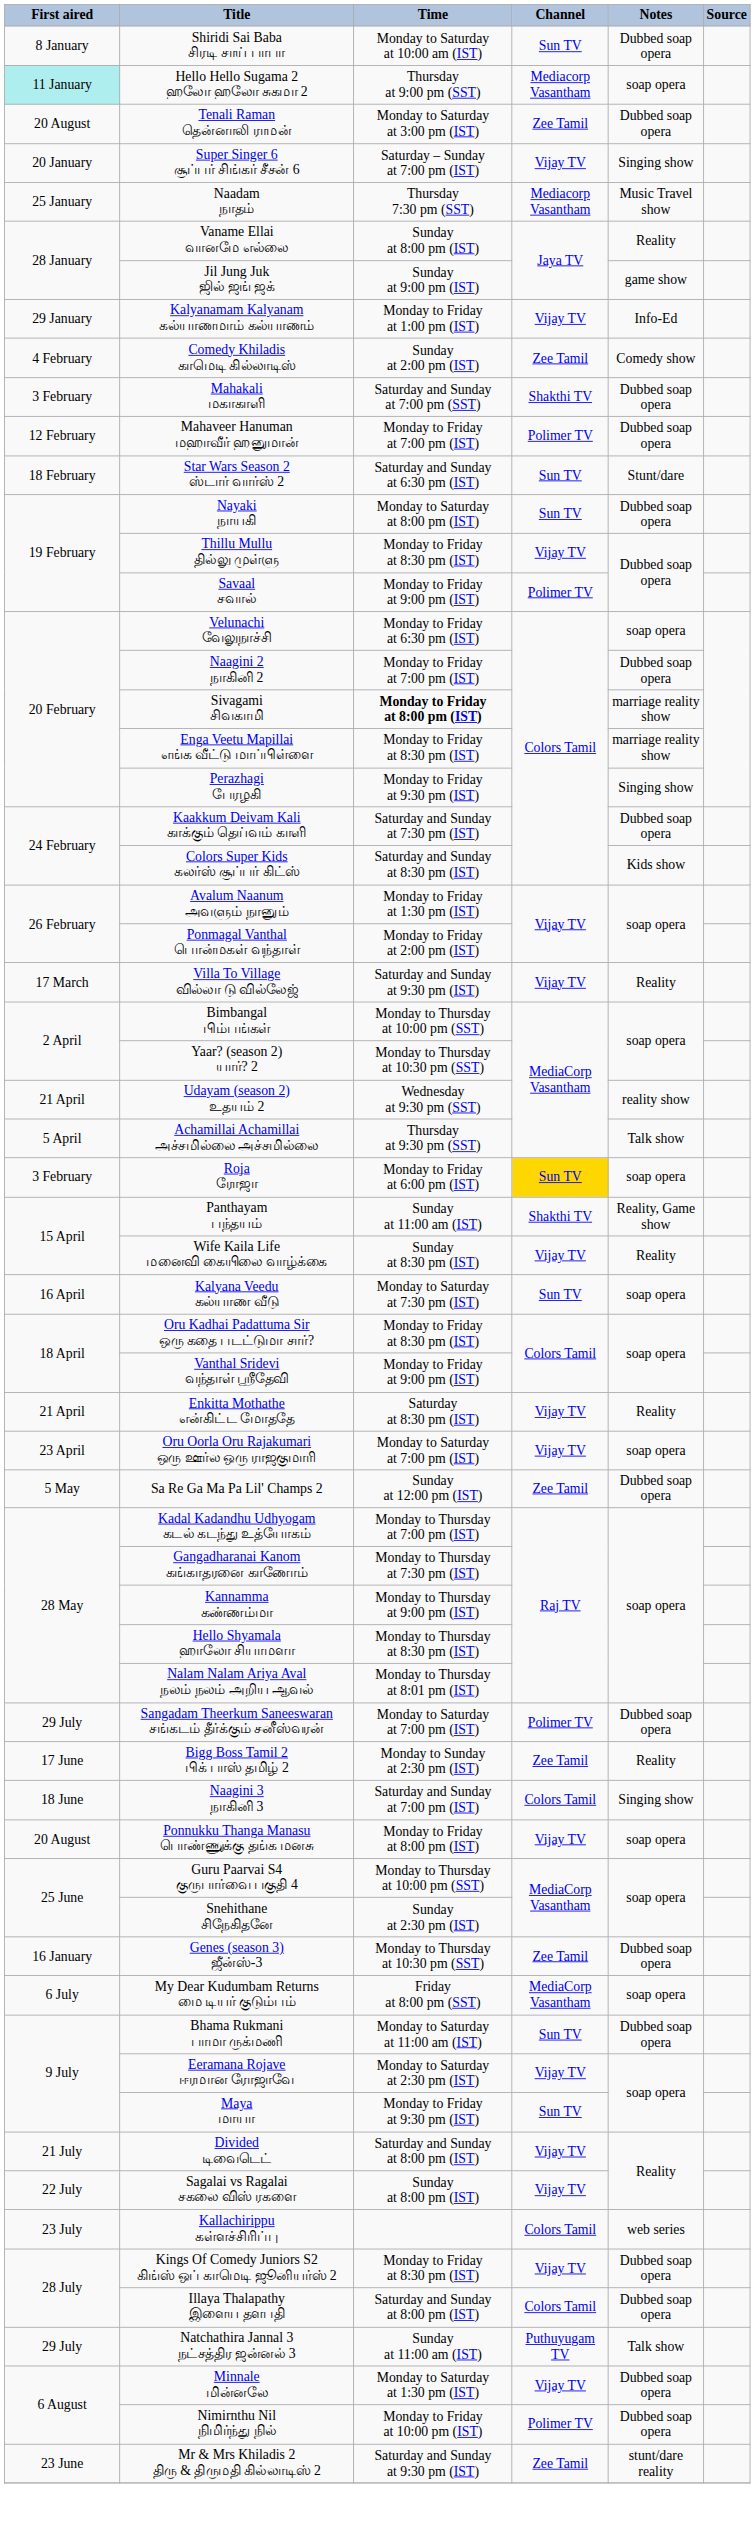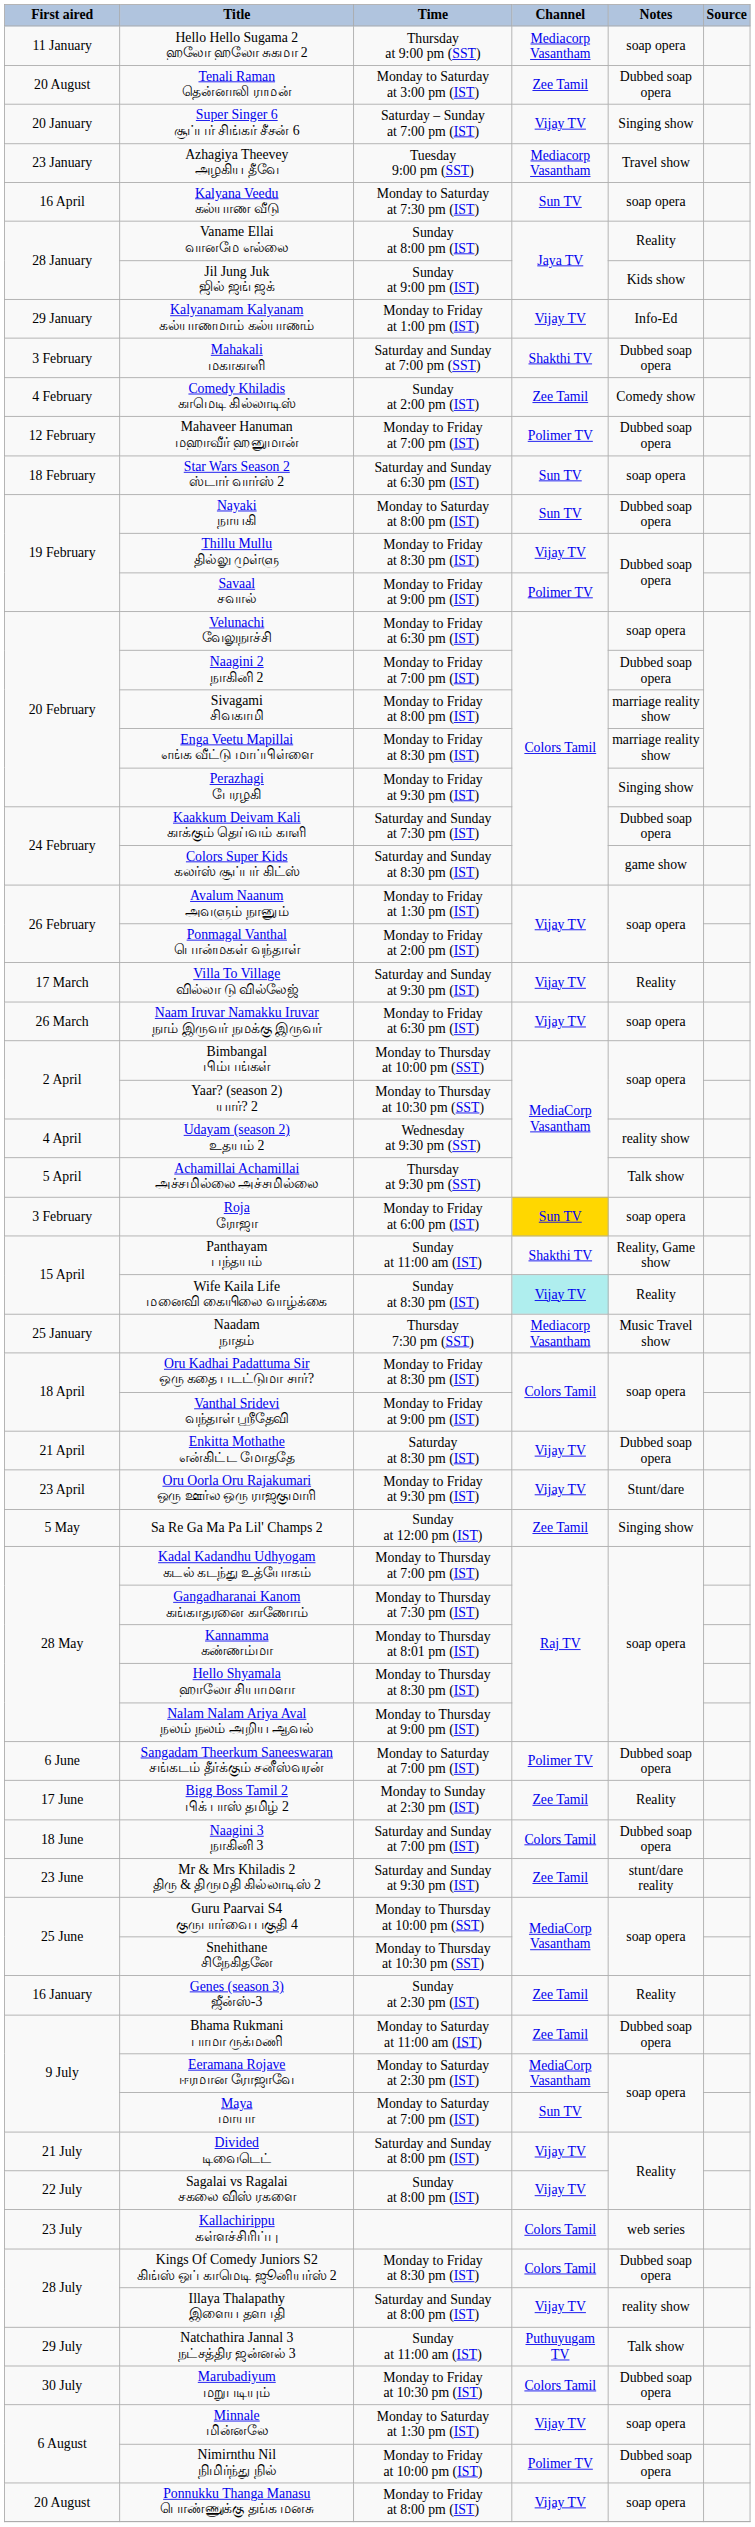- row: (237, 44)
(62, 84) paleturquoise background -> (62, 45) no background
+ row: (237, 162)
rows swapped: (237, 201) <-> (237, 1293)
(656, 279) game show -> (656, 279) Kids show
rows swapped: (237, 396) <-> (237, 357)
(656, 475) Stunt/dare -> (656, 475) soap opera
(433, 709) bold -> (433, 709) normal
(656, 865) Kids show -> (656, 865) game show
+ row: (237, 1020)
(62, 1099) 21 April -> (62, 1138) 4 April
(560, 1255) no background -> (560, 1294) paleturquoise background
(656, 1411) Reality -> (656, 1450) Dubbed soap opera
(433, 1450) Monday to Saturday at 7:00 pm (IST) -> (433, 1489) Monday to Friday at 9:30 pm (IST)
(656, 1450) soap opera -> (656, 1489) Stunt/dare
(656, 1488) Dubbed soap opera -> (656, 1527) Singing show
(433, 1605) Monday to Thursday at 9:00 pm (IST) -> (433, 1644) Monday to Thursday at 8:01 pm (IST)
(433, 1683) Monday to Thursday at 8:01 pm (IST) -> (433, 1722) Monday to Thursday at 9:00 pm (IST)
(62, 1722) 29 July -> (62, 1761) 6 June
(656, 1800) Singing show -> (656, 1839) Dubbed soap opera
rows swapped: (237, 2462) <-> (237, 1838)
(433, 1917) Sunday at 2:30 pm (IST) -> (433, 1956) Monday to Thursday at 10:30 pm (SST)
(433, 1956) Monday to Thursday at 10:30 pm (SST) -> (433, 1995) Sunday at 2:30 pm (IST)
(656, 1956) Dubbed soap opera -> (656, 1995) Reality
- row: (237, 1994)
(560, 2034) Sun TV -> (560, 2034) Zee Tamil
(560, 2073) Vijay TV -> (560, 2073) MediaCorp Vasantham
(433, 2112) Monday to Friday at 9:30 pm (IST) -> (433, 2112) Monday to Saturday at 7:00 pm (IST)
(560, 2268) Vijay TV -> (560, 2268) Colors Tamil
(560, 2307) Colors Tamil -> (560, 2307) Vijay TV
(656, 2307) Dubbed soap opera -> (656, 2307) reality show
+ row: (237, 2384)
(656, 2385) Dubbed soap opera -> (656, 2424) soap opera
